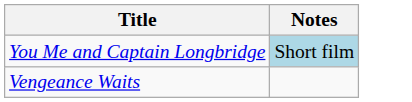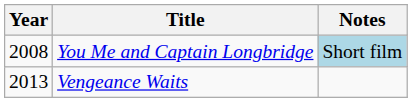+ column: (29, 19)
